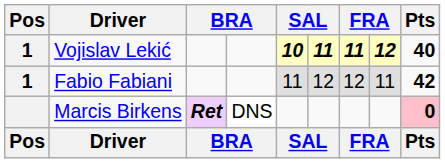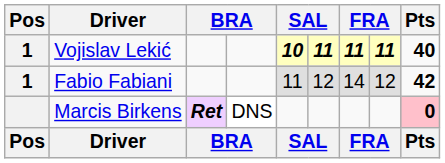(385, 50) 12 -> (385, 50) 11
(354, 81) 12 -> (354, 81) 14
(385, 81) 11 -> (385, 81) 12
